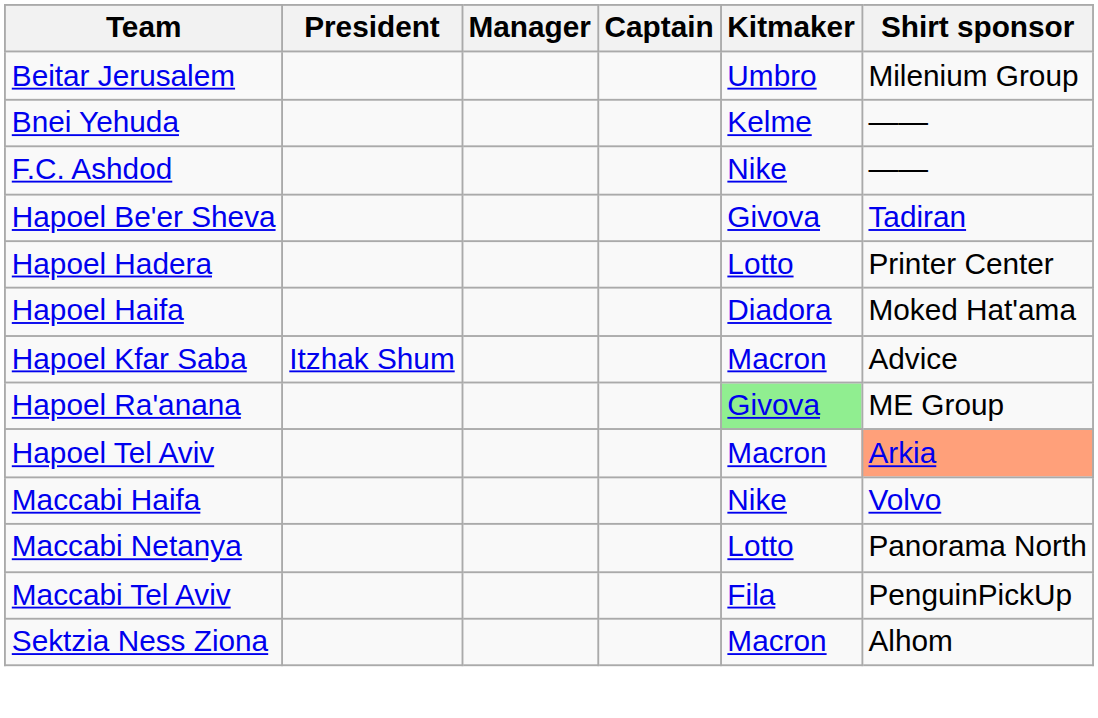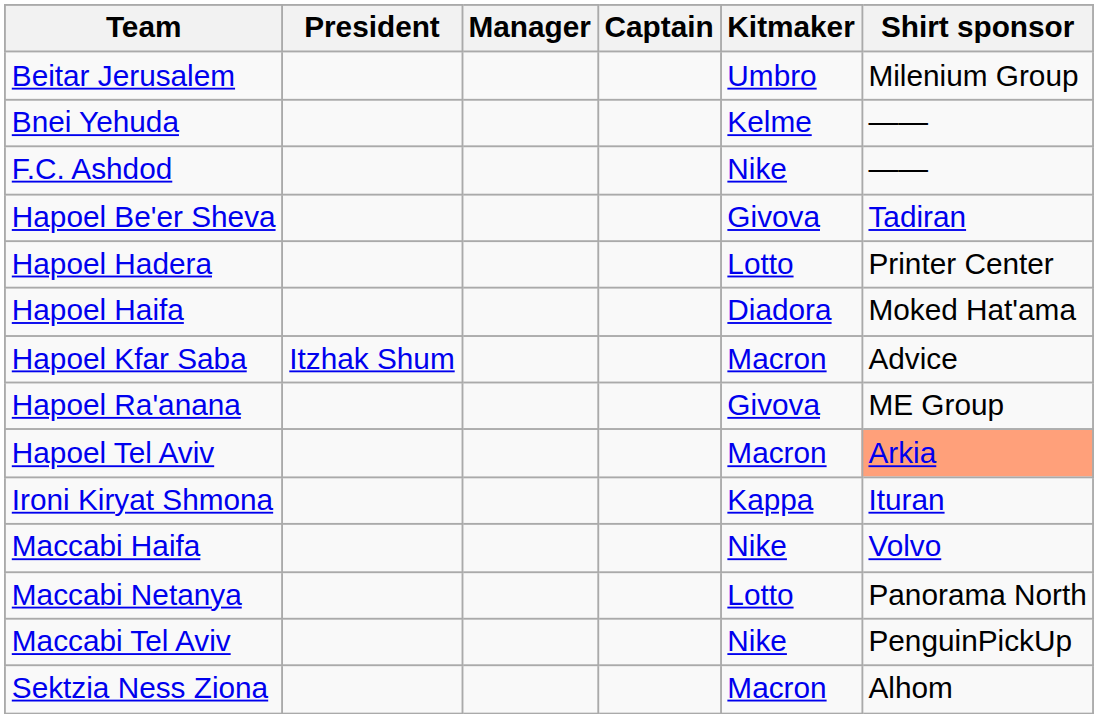(774, 405) lightgreen background -> (774, 405) no background
+ row: (142, 500)
(751, 594) Fila -> (757, 641) Nike
